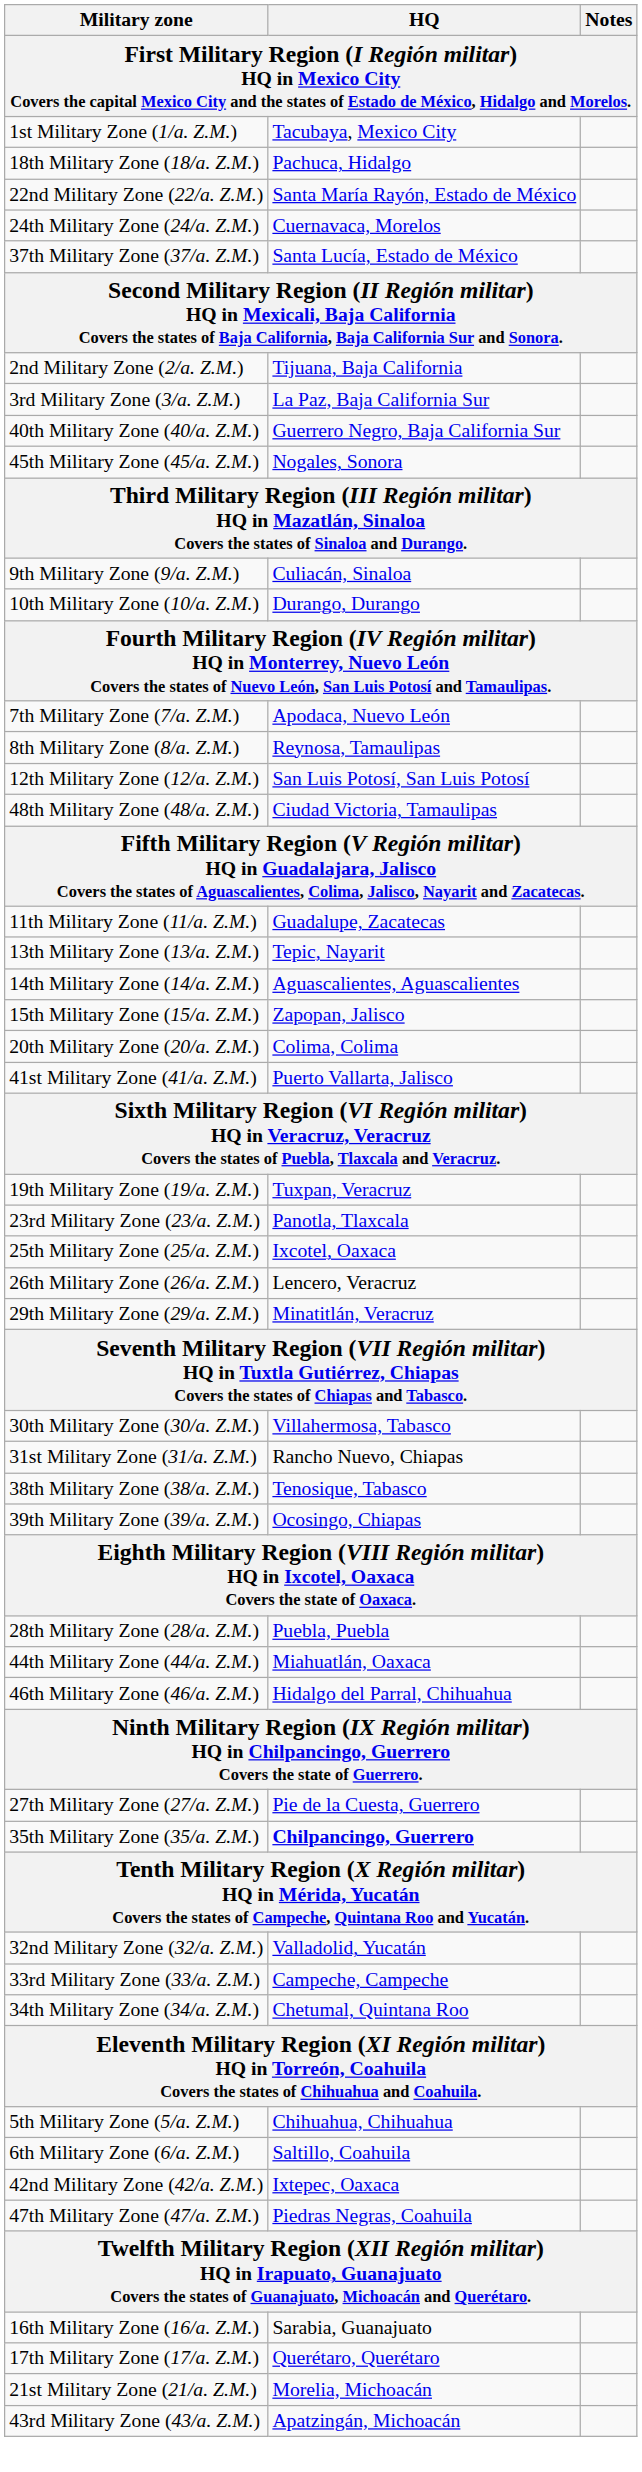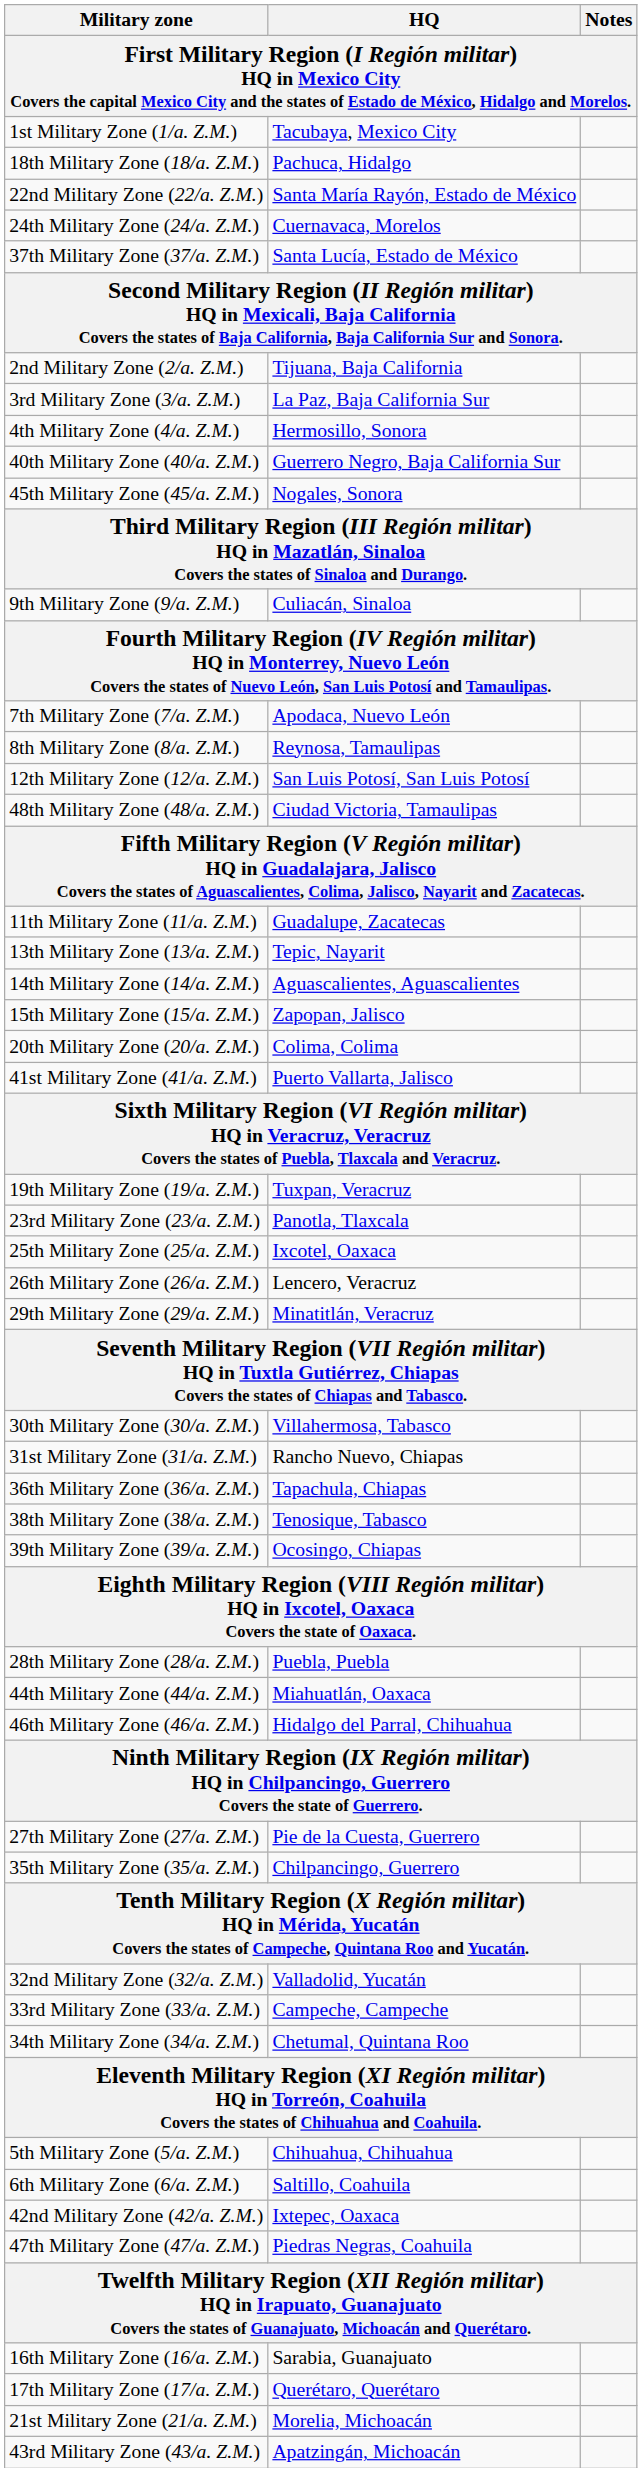+ row: (124, 430)
- row: (134, 604)
+ row: (134, 1488)
(373, 1836) bold -> (366, 1867) normal
